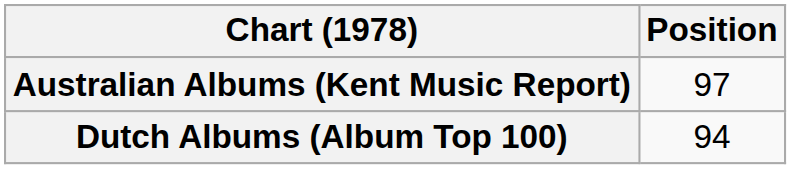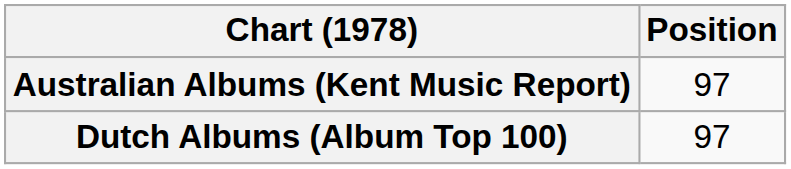(712, 136) 94 -> (712, 136) 97
